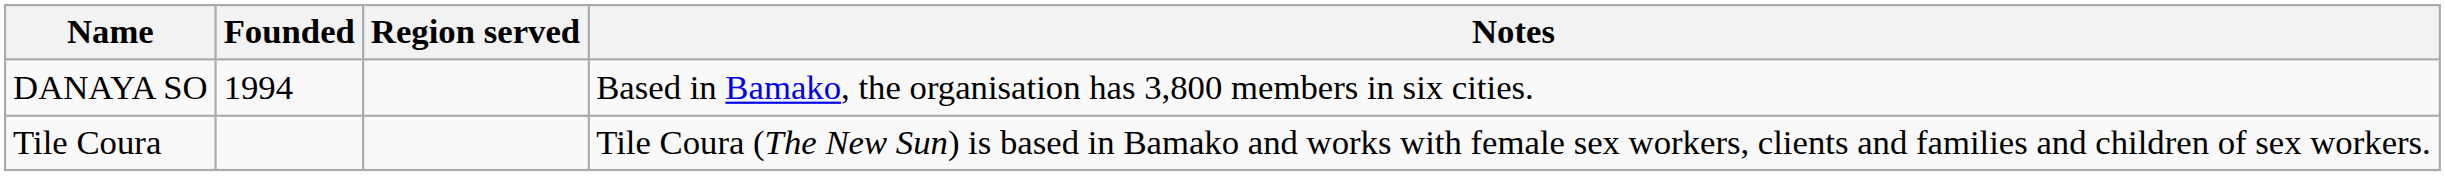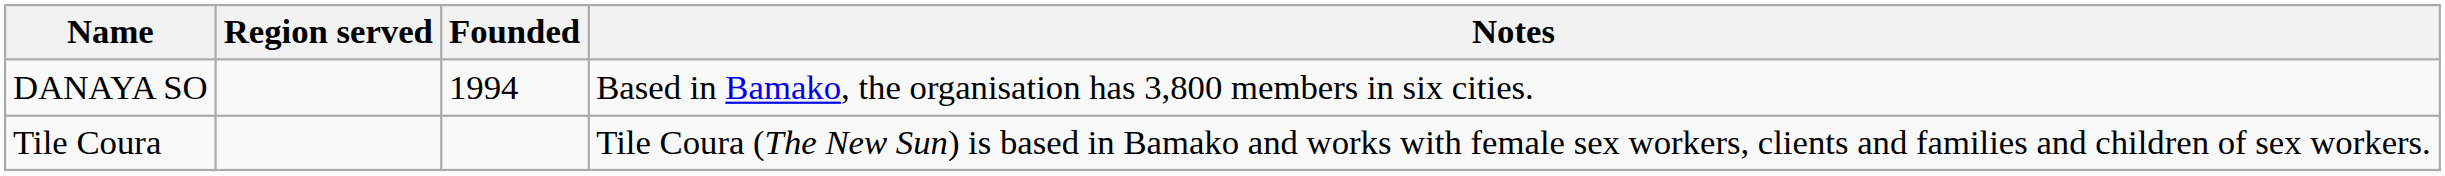columns swapped: (289, 32) <-> (476, 32)
